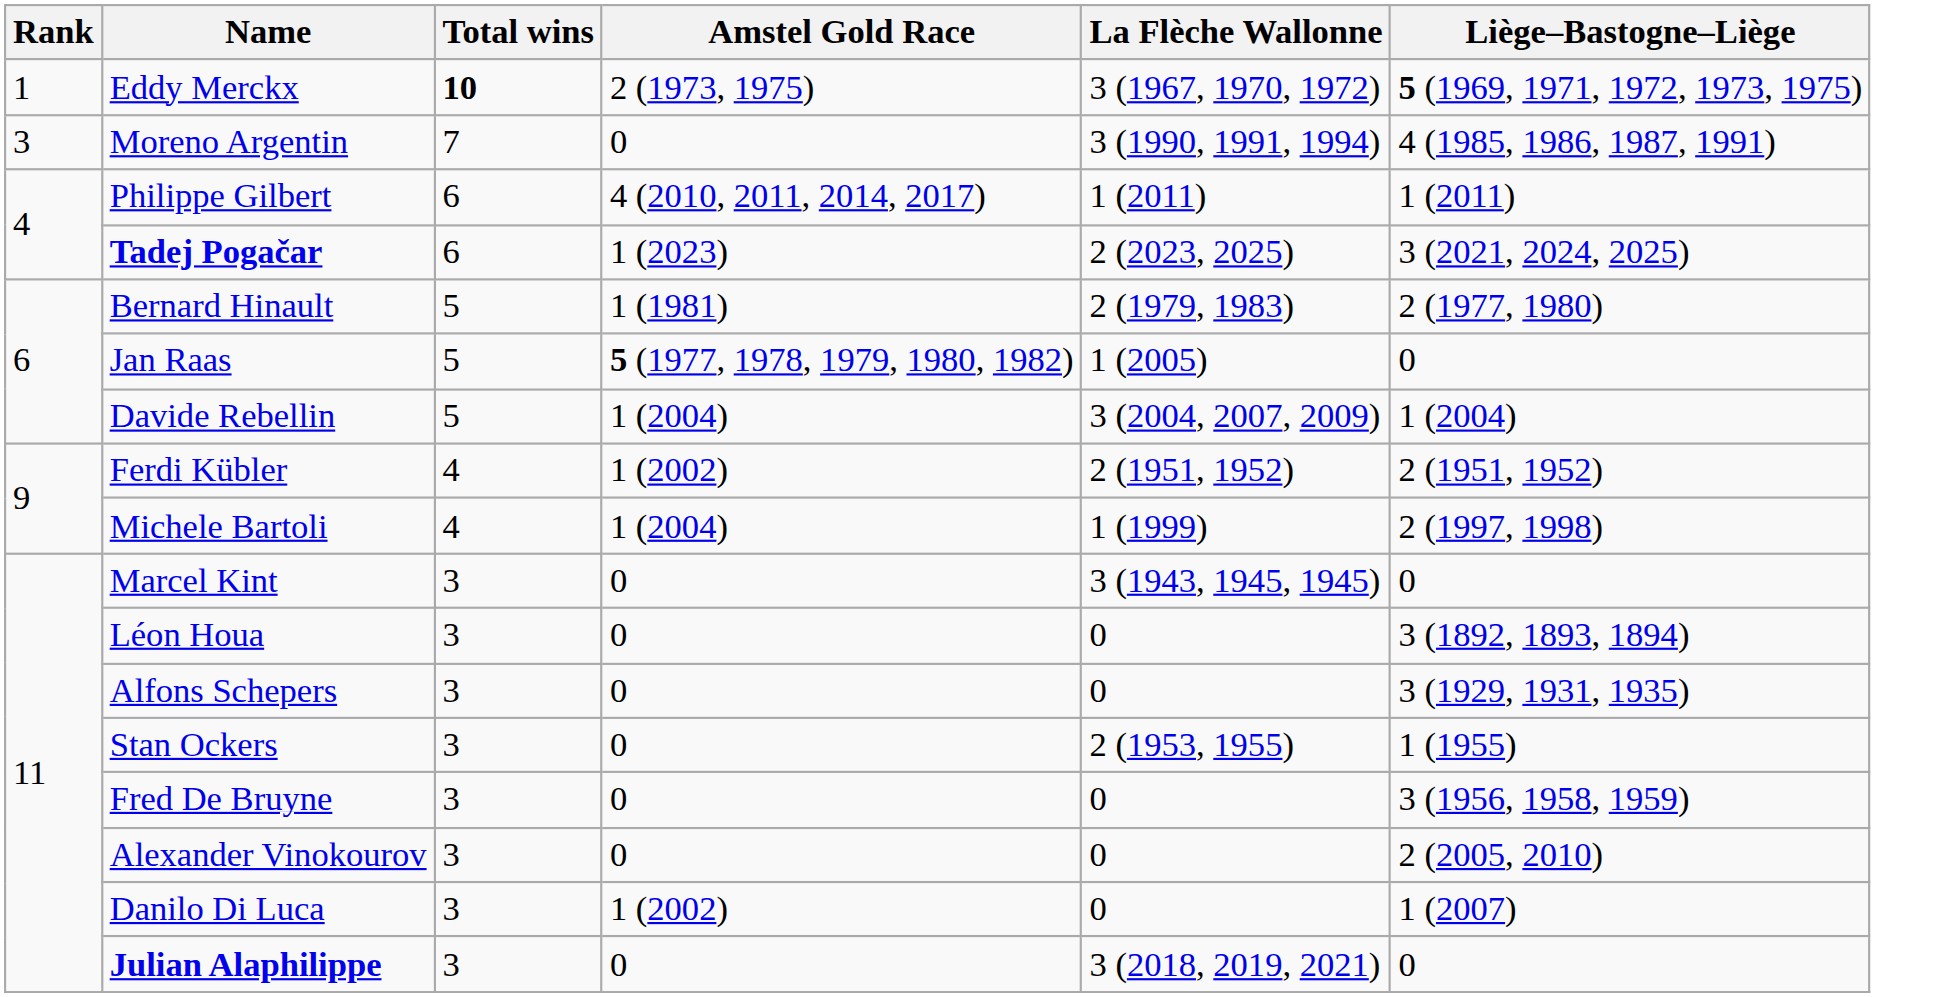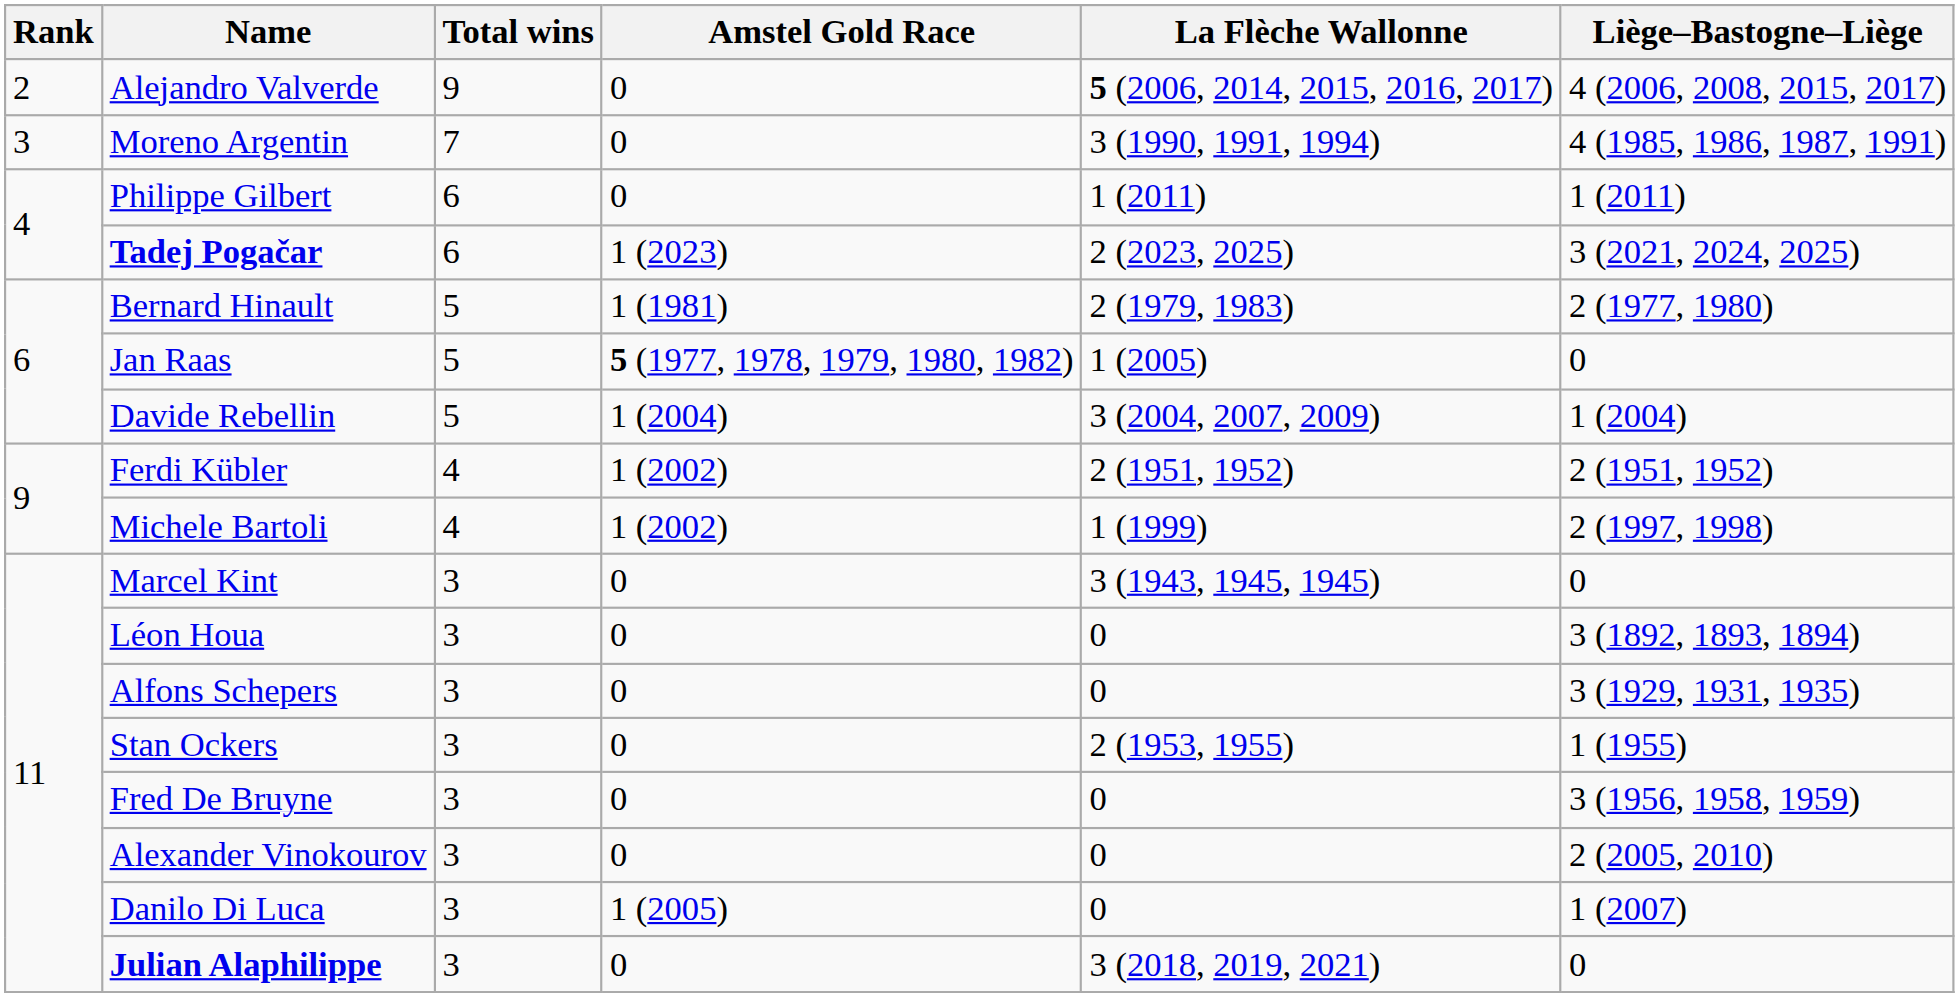- row: (204, 86)
+ row: (244, 86)
(798, 196) 4 (2010, 2011, 2014, 2017) -> (619, 196) 0
(669, 525) 1 (2004) -> (669, 525) 1 (2002)
(669, 908) 1 (2002) -> (669, 908) 1 (2005)
